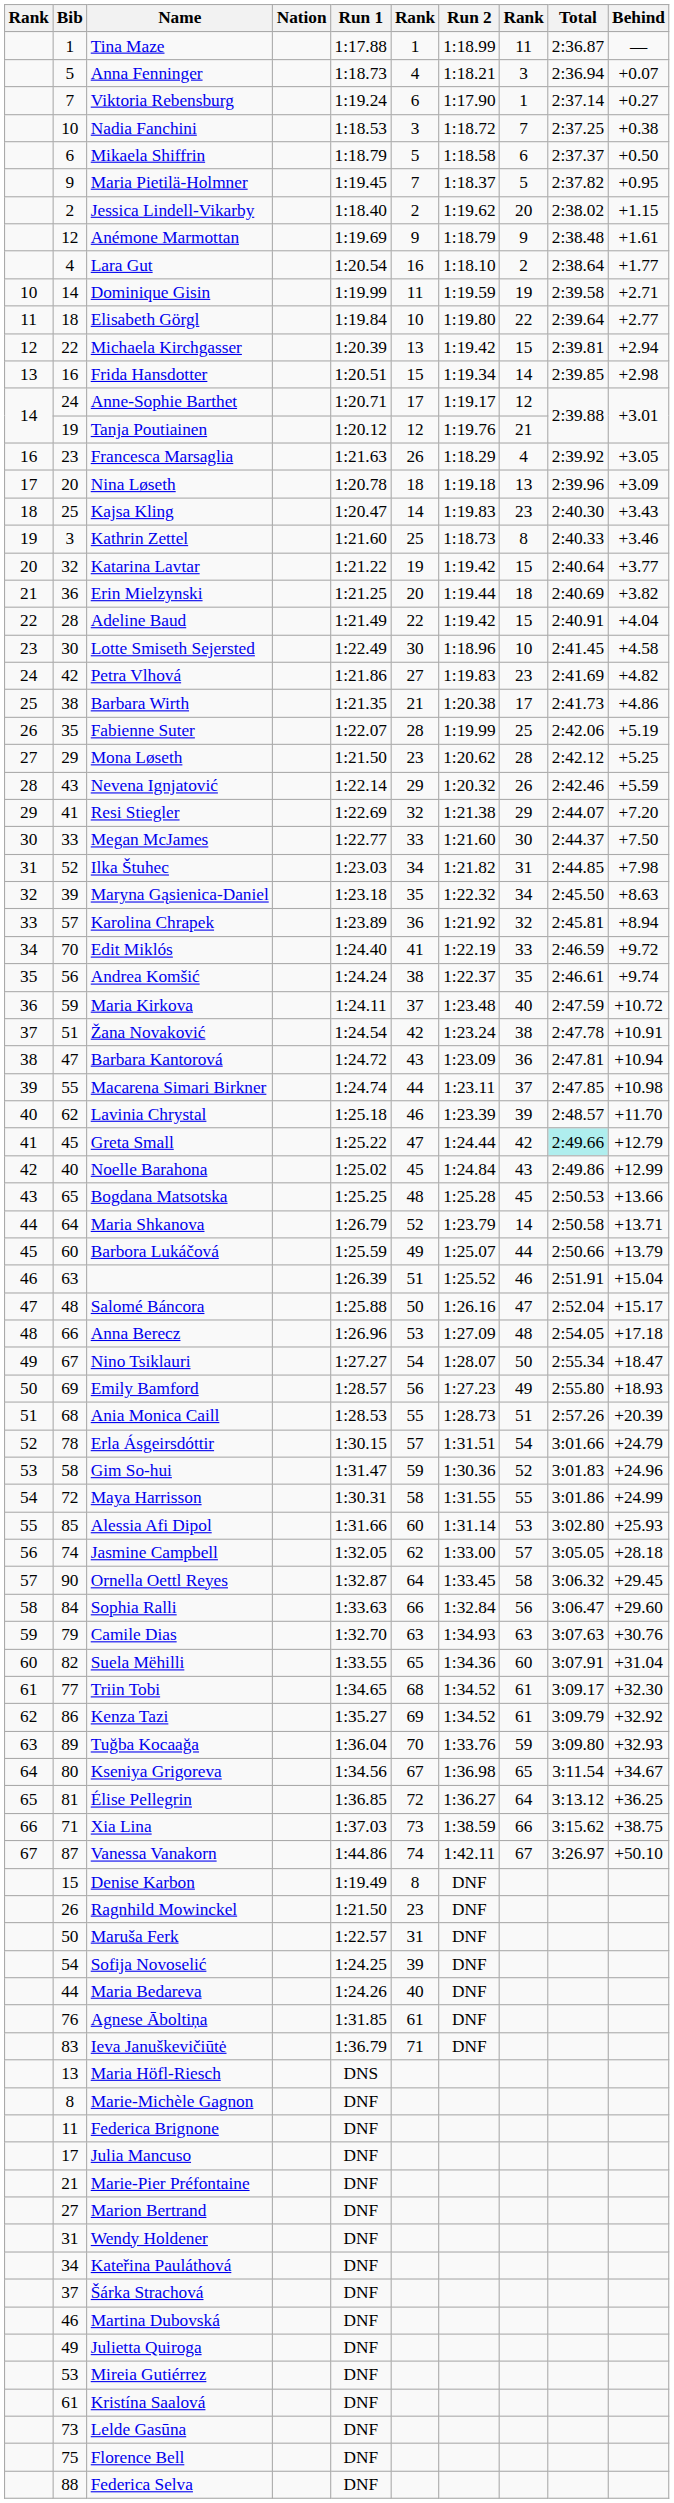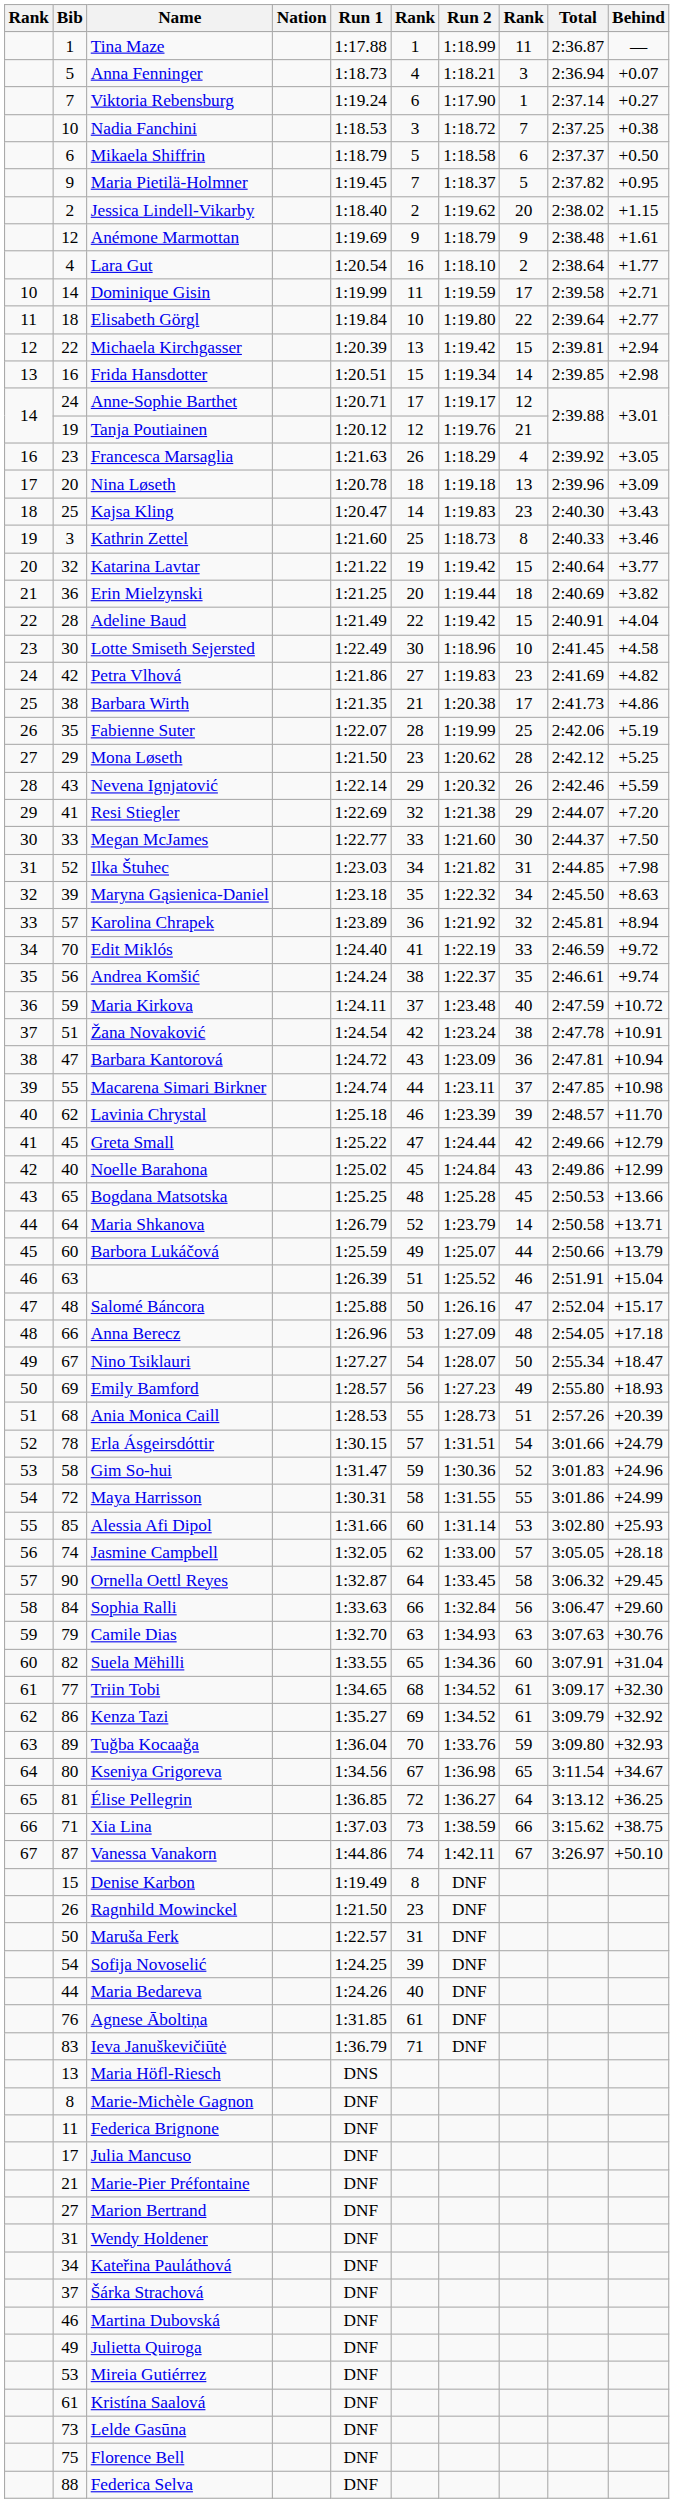(524, 292) 19 -> (524, 292) 17
(578, 1141) paleturquoise background -> (578, 1141) no background
